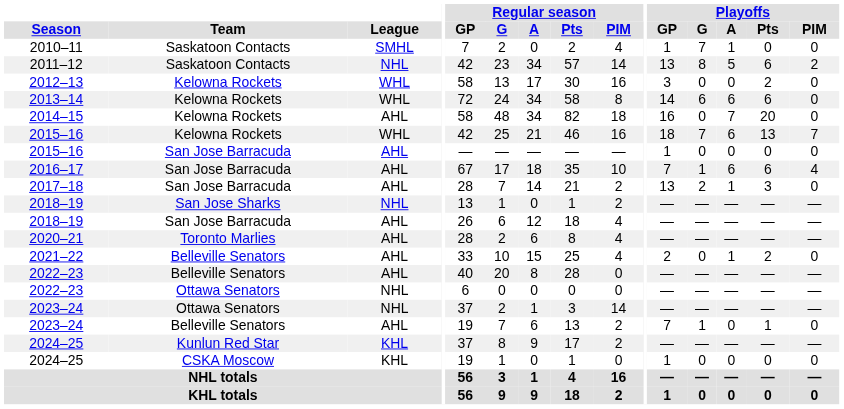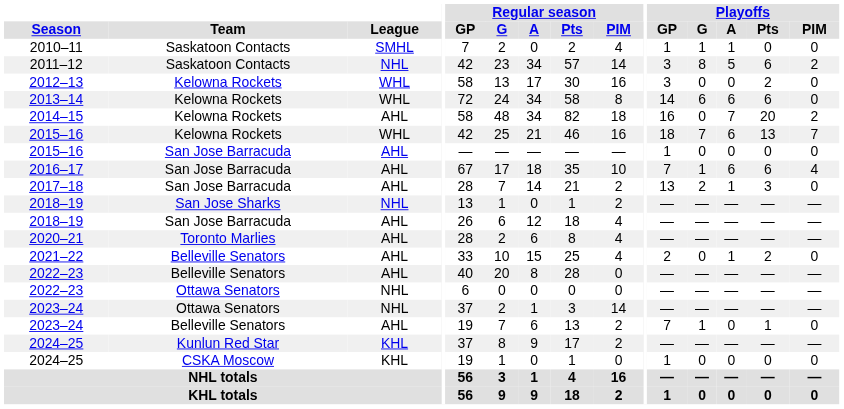(702, 47) 7 -> (702, 47) 1
(667, 64) 13 -> (667, 64) 3
(814, 117) 0 -> (814, 117) 2
